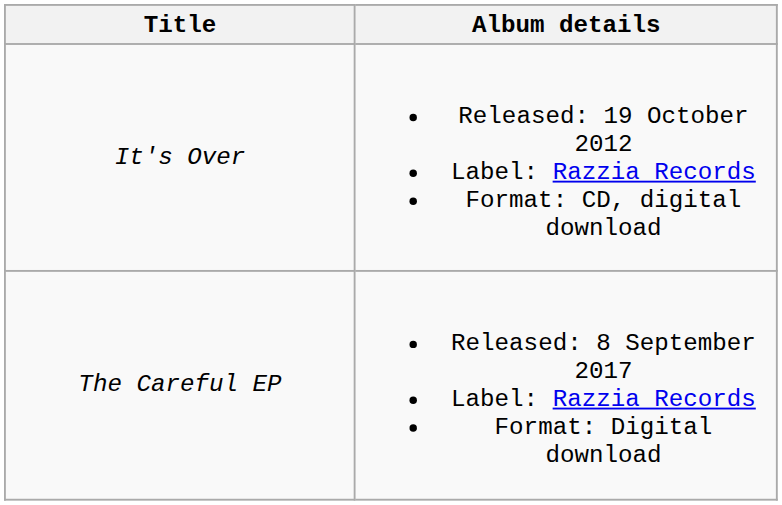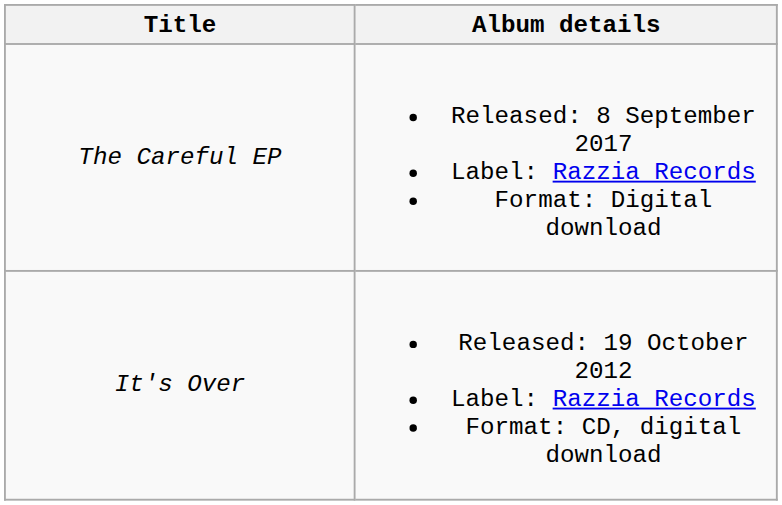rows swapped: (180, 158) <-> (180, 385)
